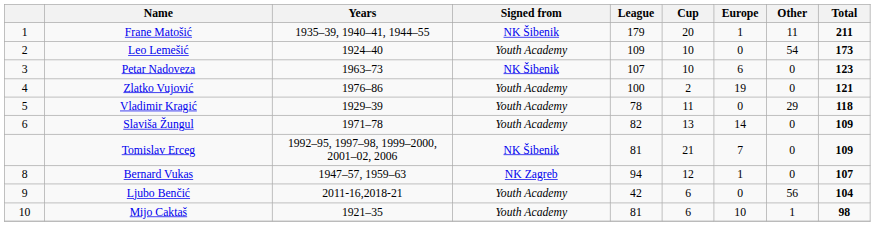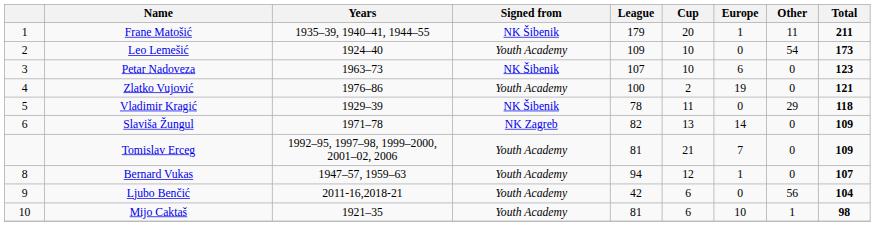(531, 106) Youth Academy -> (531, 106) NK Šibenik
(531, 124) Youth Academy -> (531, 124) NK Zagreb
(531, 149) NK Šibenik -> (531, 149) Youth Academy
(531, 175) NK Zagreb -> (531, 175) Youth Academy
